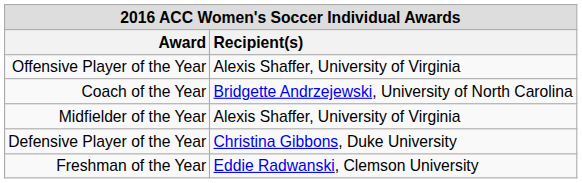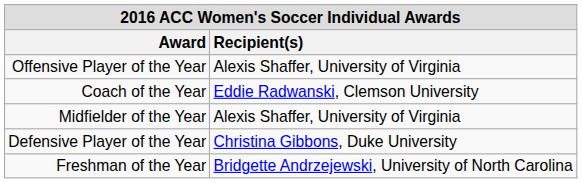(393, 92) Bridgette Andrzejewski, University of North Carolina -> (346, 92) Eddie Radwanski, Clemson University
(346, 166) Eddie Radwanski, Clemson University -> (393, 166) Bridgette Andrzejewski, University of North Carolina
